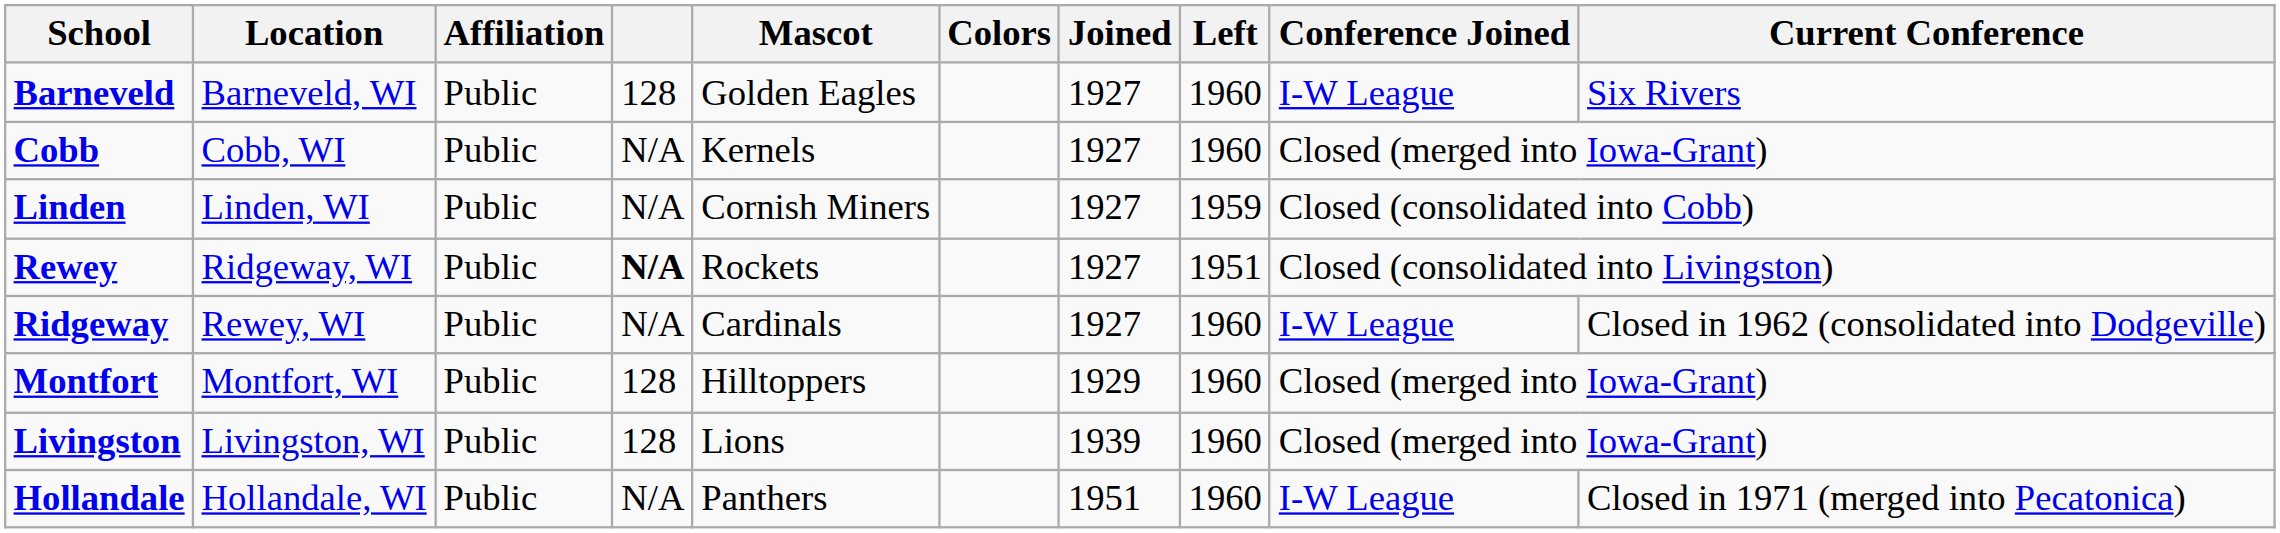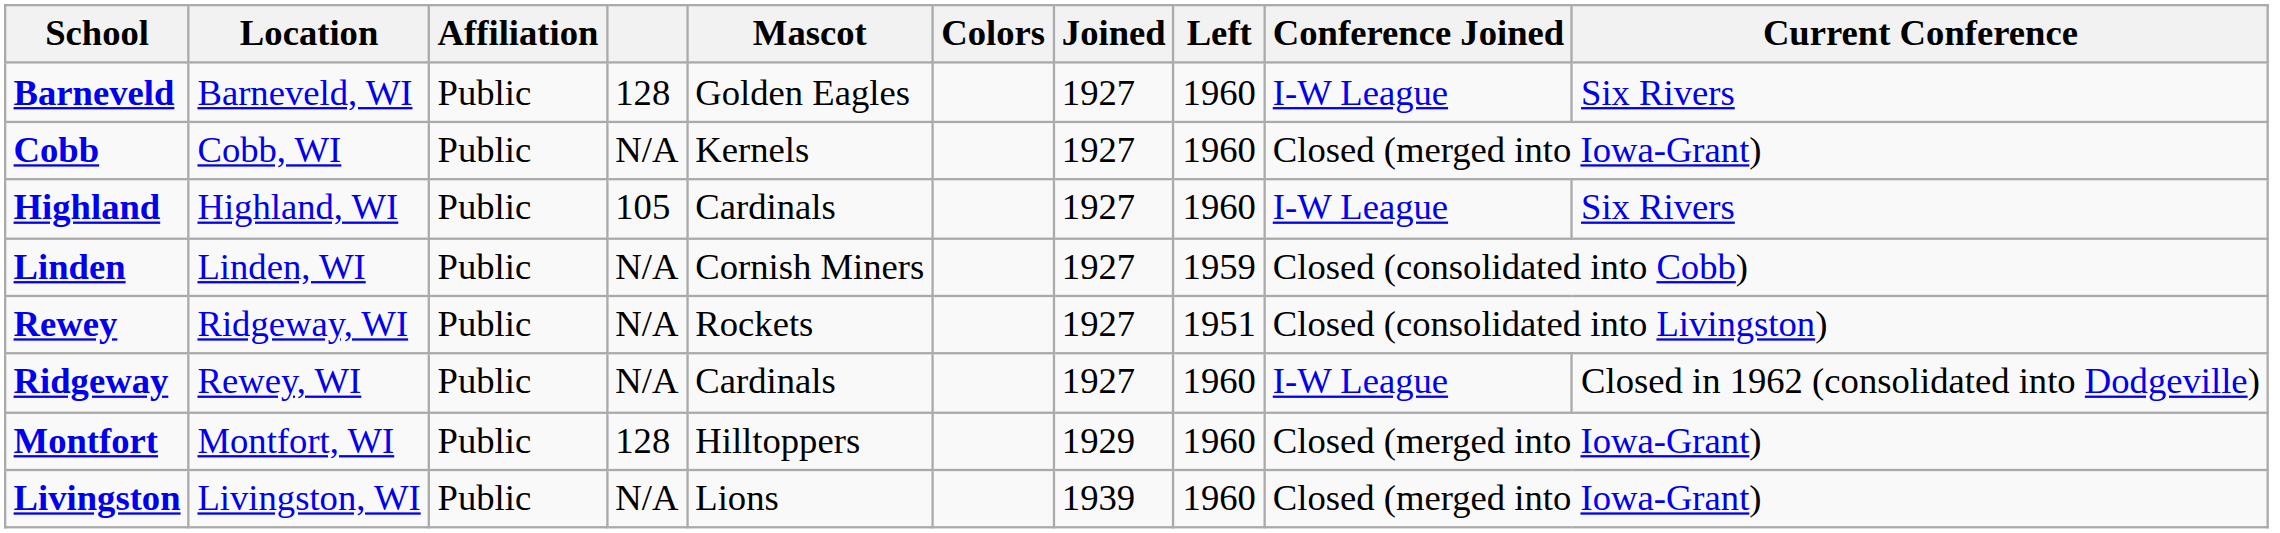+ row: (87, 207)
(653, 265) bold -> (647, 324) normal
(649, 440) 128 -> (647, 498) N/A
- row: (99, 498)
